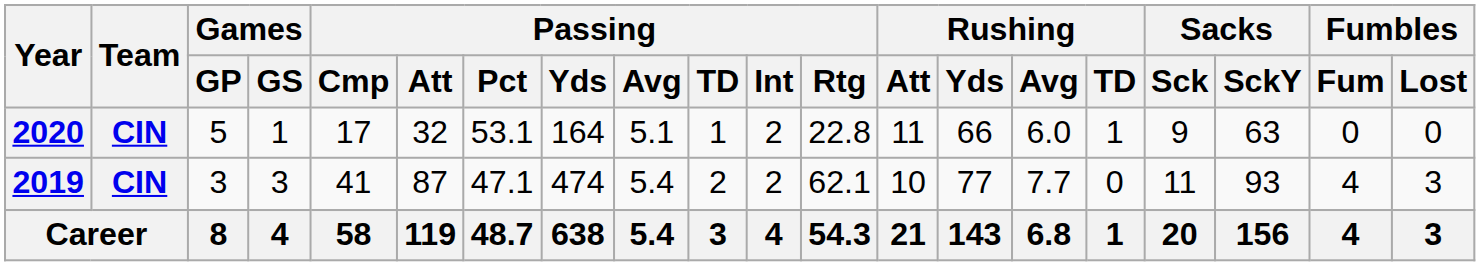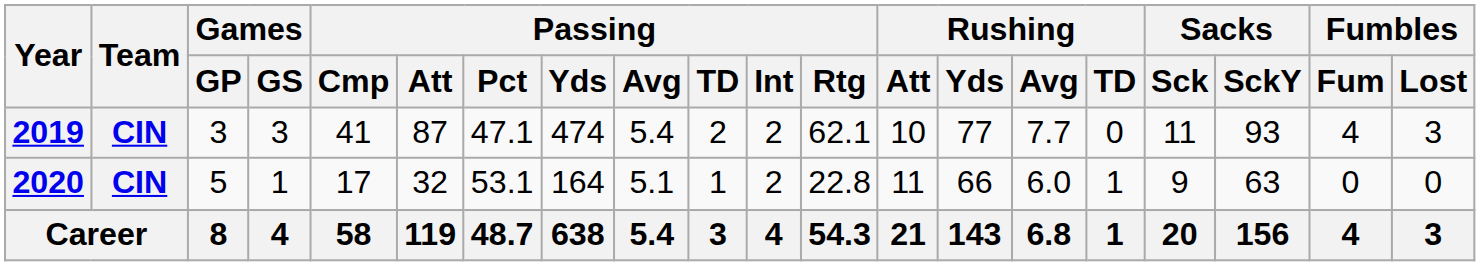rows swapped: (48, 183) <-> (48, 132)
